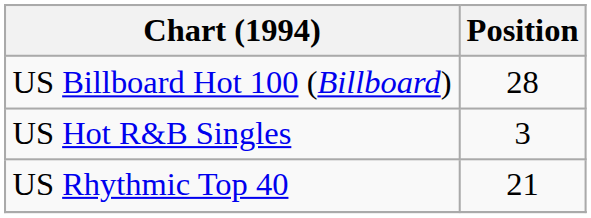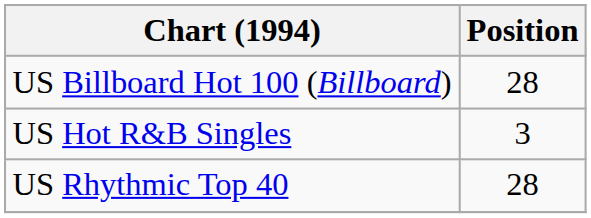(523, 184) 21 -> (523, 184) 28
